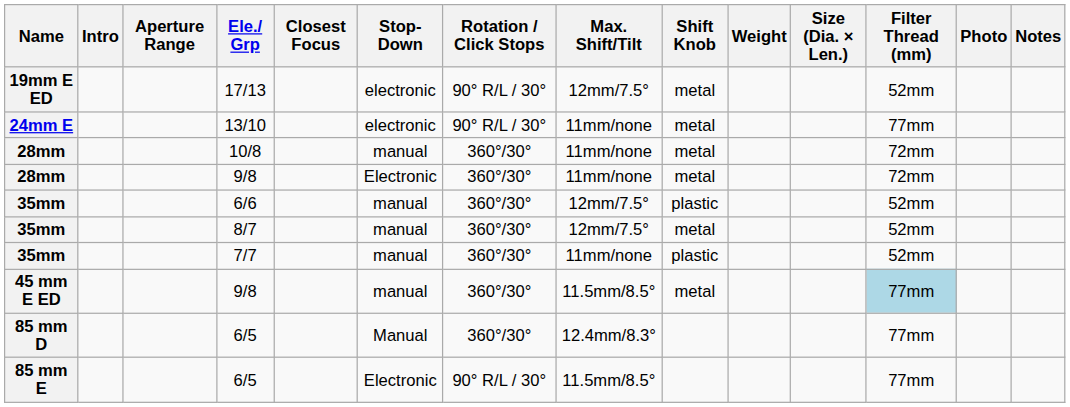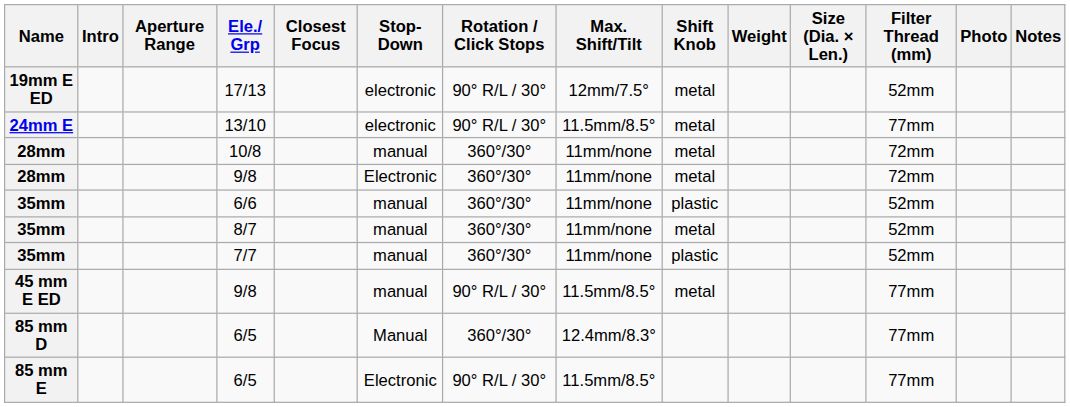(609, 124) 11mm/none -> (609, 124) 11.5mm/8.5°
(609, 203) 12mm/7.5° -> (609, 203) 11mm/none
(609, 229) 12mm/7.5° -> (609, 229) 11mm/none
(499, 291) 360°/30° -> (499, 291) 90° R/L / 30°
(911, 291) lightblue background -> (911, 291) no background
